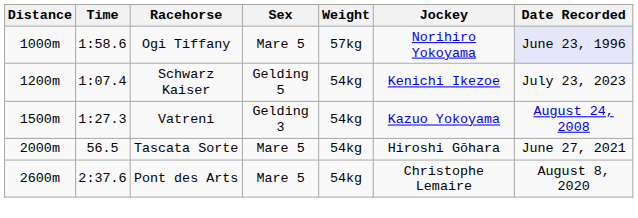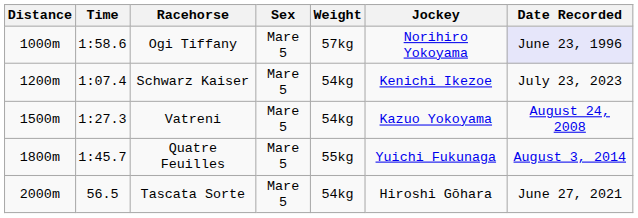(281, 82) Gelding 5 -> (283, 82) Mare 5
(281, 120) Gelding 3 -> (283, 120) Mare 5
+ row: (193, 157)
- row: (186, 179)
